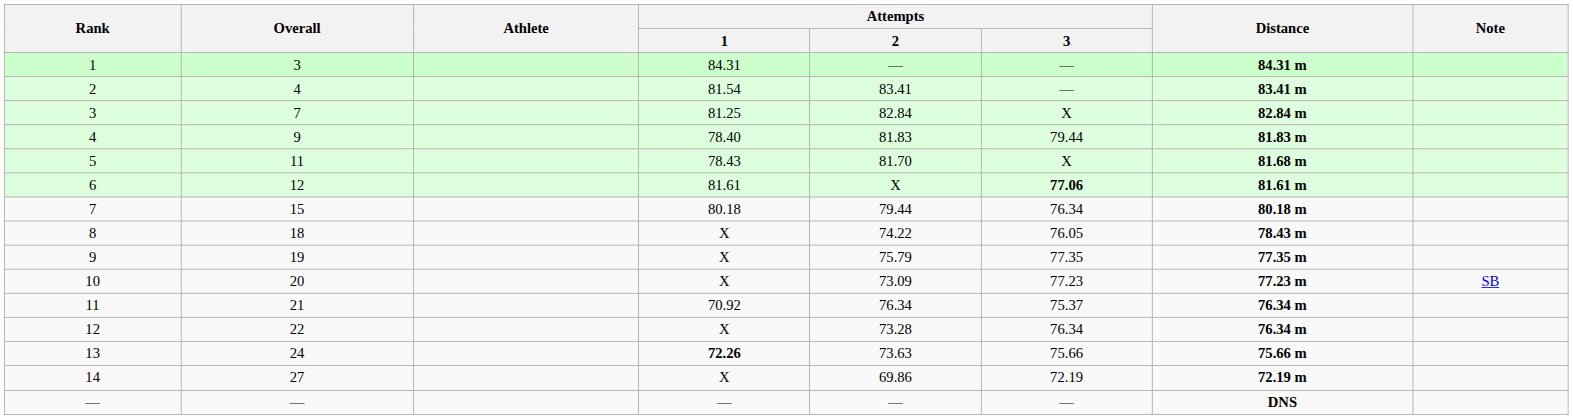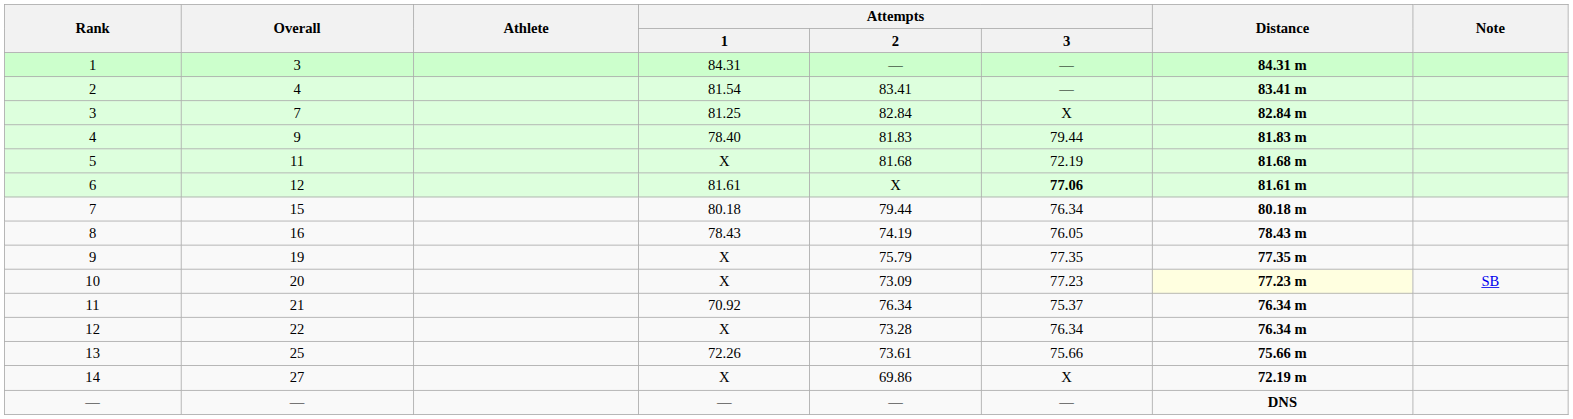(724, 160) 78.43 -> (724, 160) X
(895, 160) 81.70 -> (895, 160) 81.68
(1067, 160) X -> (1067, 160) 72.19
(297, 233) 18 -> (297, 233) 16
(724, 233) X -> (724, 233) 78.43
(895, 233) 74.22 -> (895, 233) 74.19
(1282, 281) no background -> (1282, 281) lightyellow background
(297, 353) 24 -> (297, 353) 25
(724, 353) bold -> (724, 353) normal
(895, 353) 73.63 -> (895, 353) 73.61
(1067, 377) 72.19 -> (1067, 377) X
